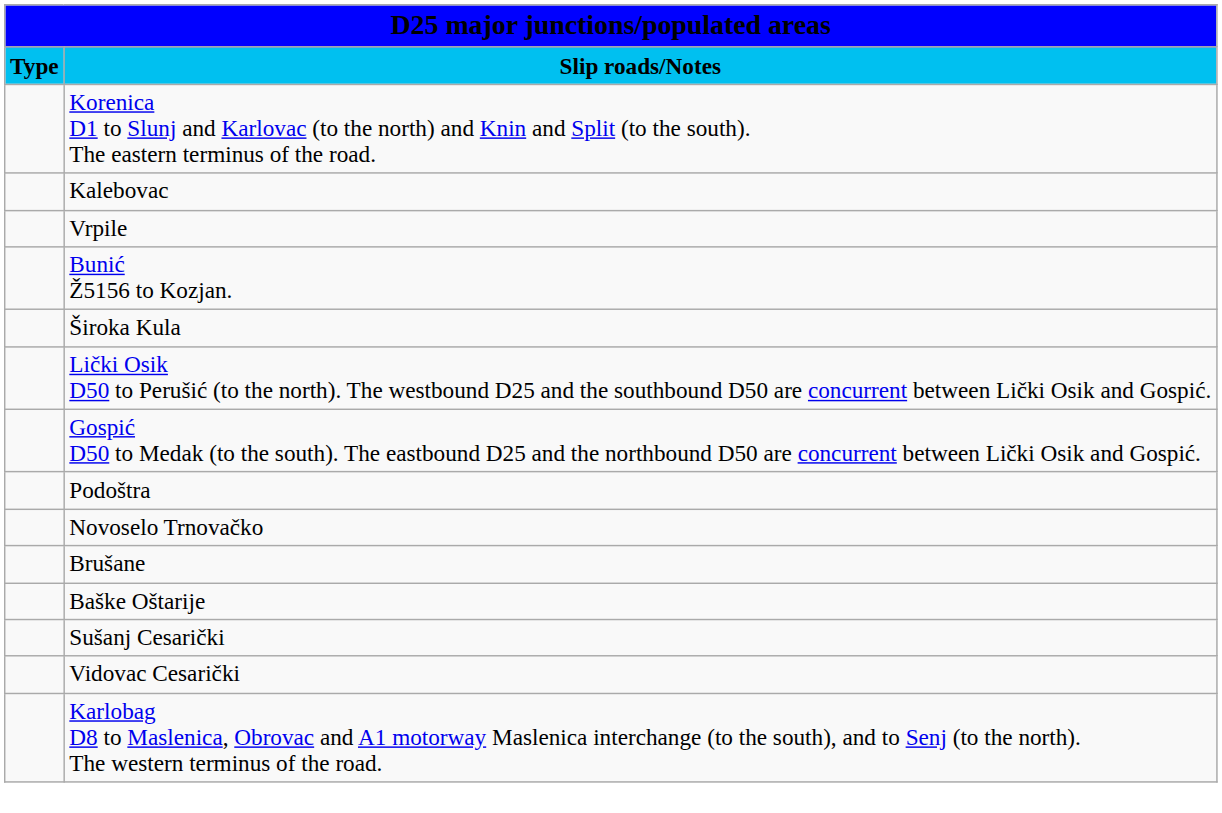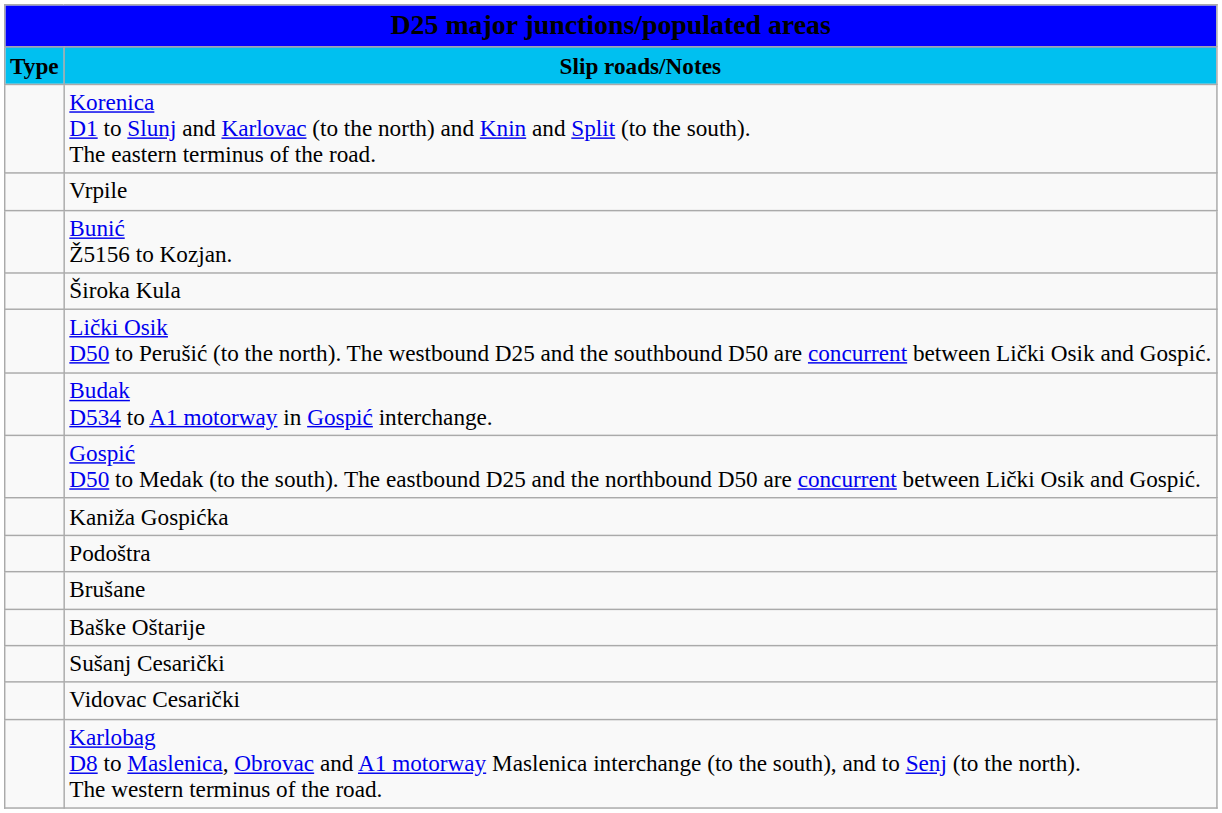- row: (119, 191)
+ row: (281, 403)
+ row: (149, 516)
- row: (166, 527)
